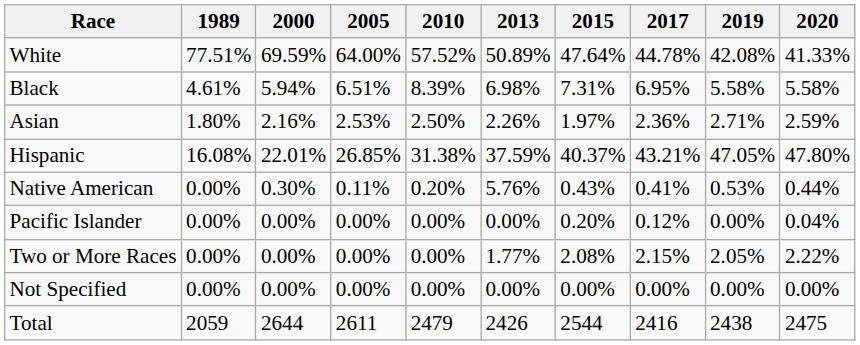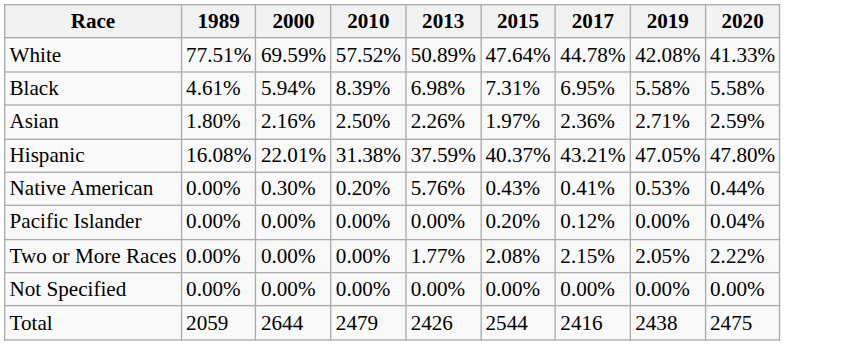- column: (368, 21)
